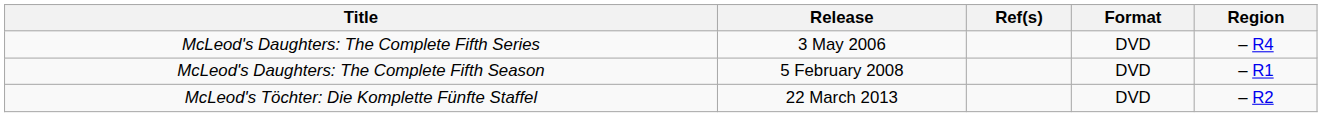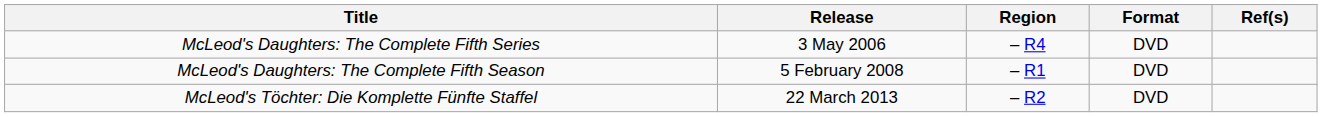columns swapped: (1256, 17) <-> (1019, 17)
